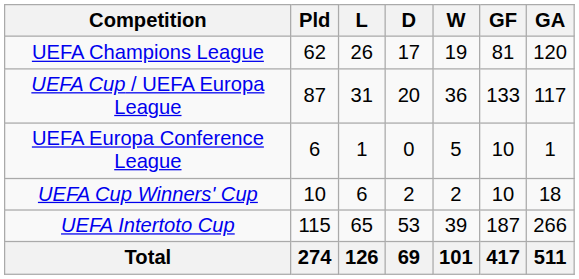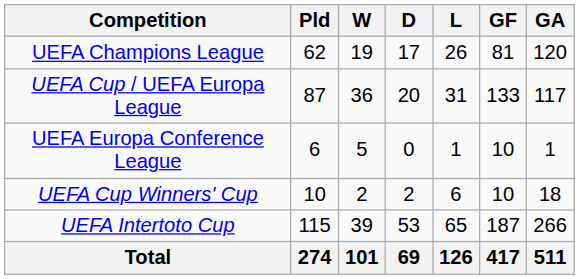columns swapped: (456, 20) <-> (362, 20)
